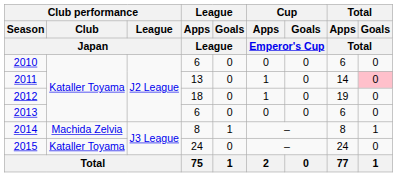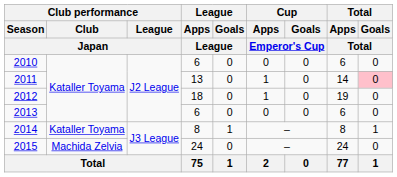(87, 130) Machida Zelvia -> (87, 130) Kataller Toyama
(87, 146) Kataller Toyama -> (87, 146) Machida Zelvia
